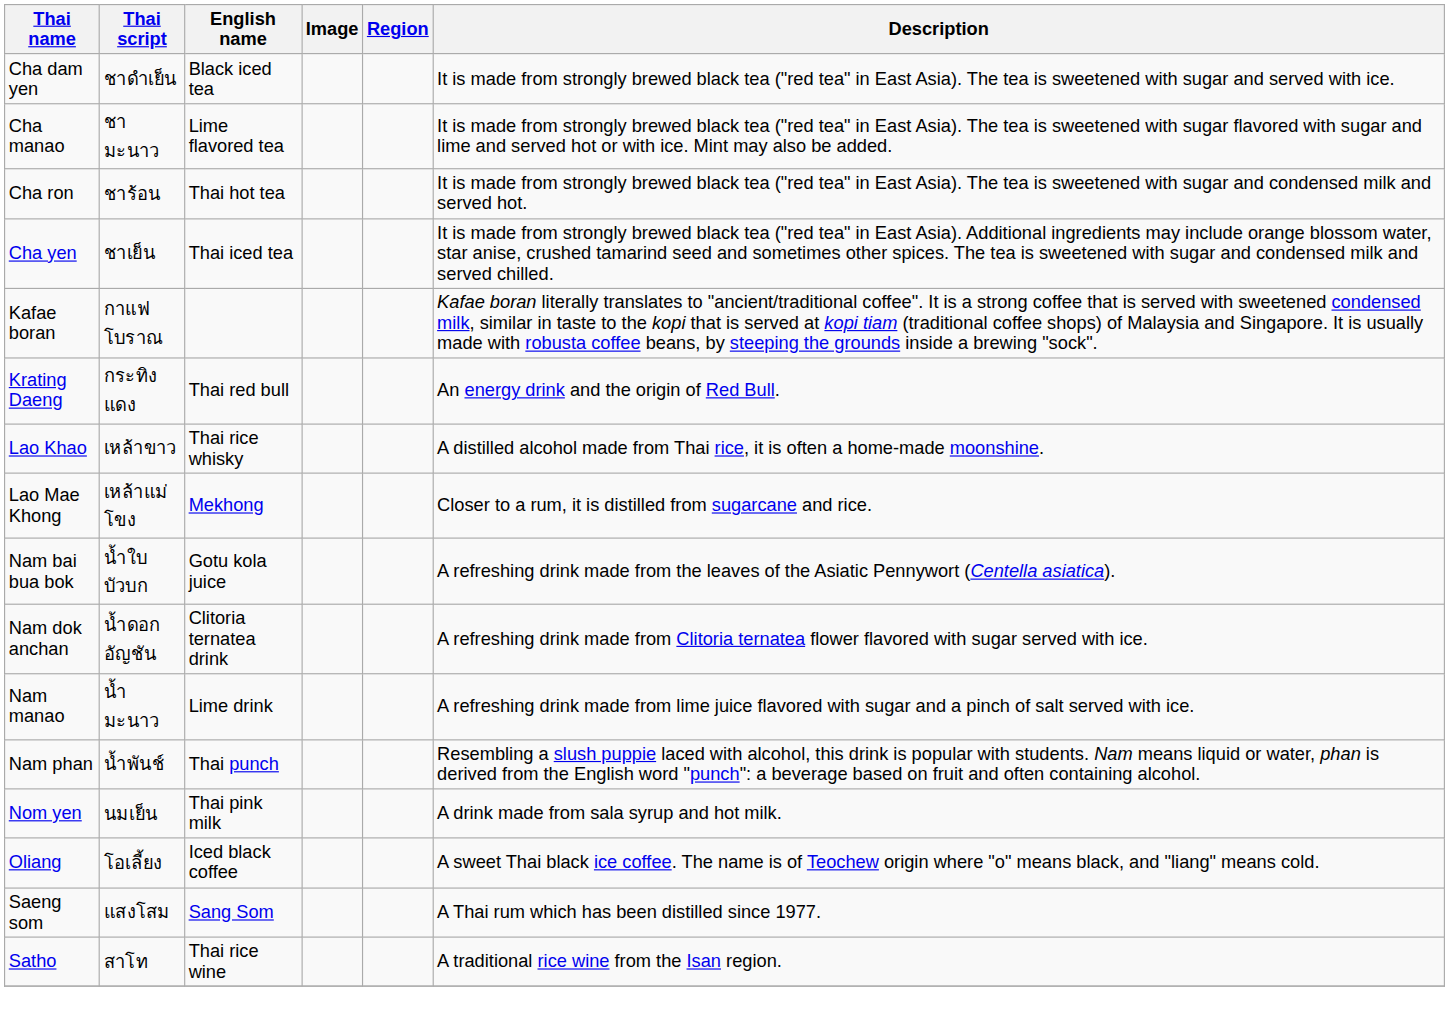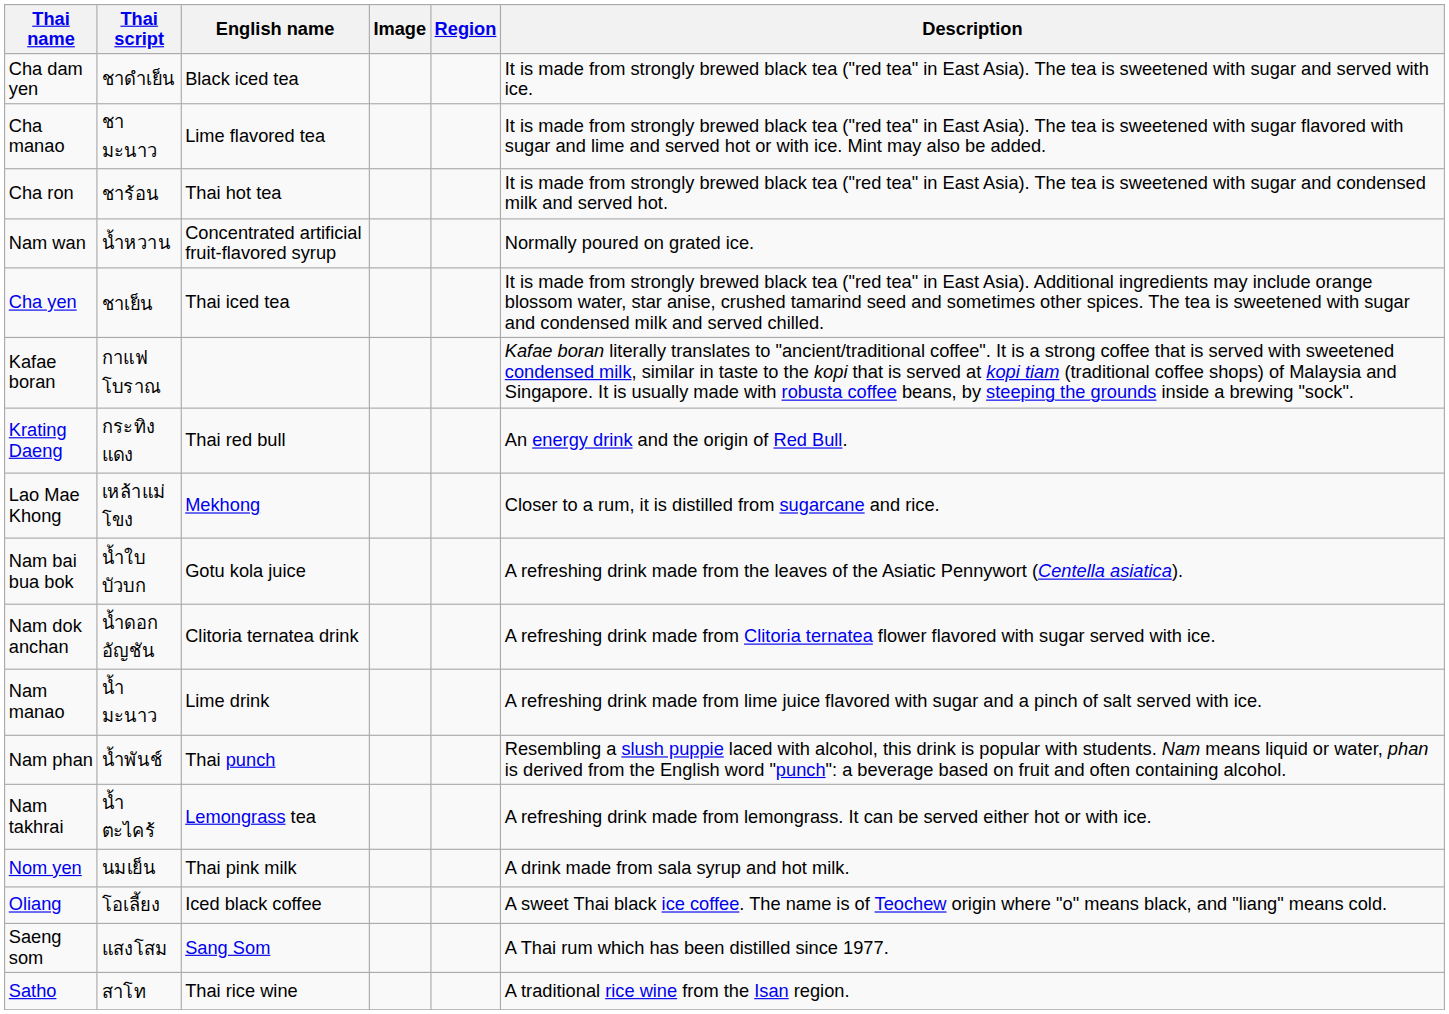+ row: (47, 242)
- row: (48, 448)
+ row: (36, 816)
